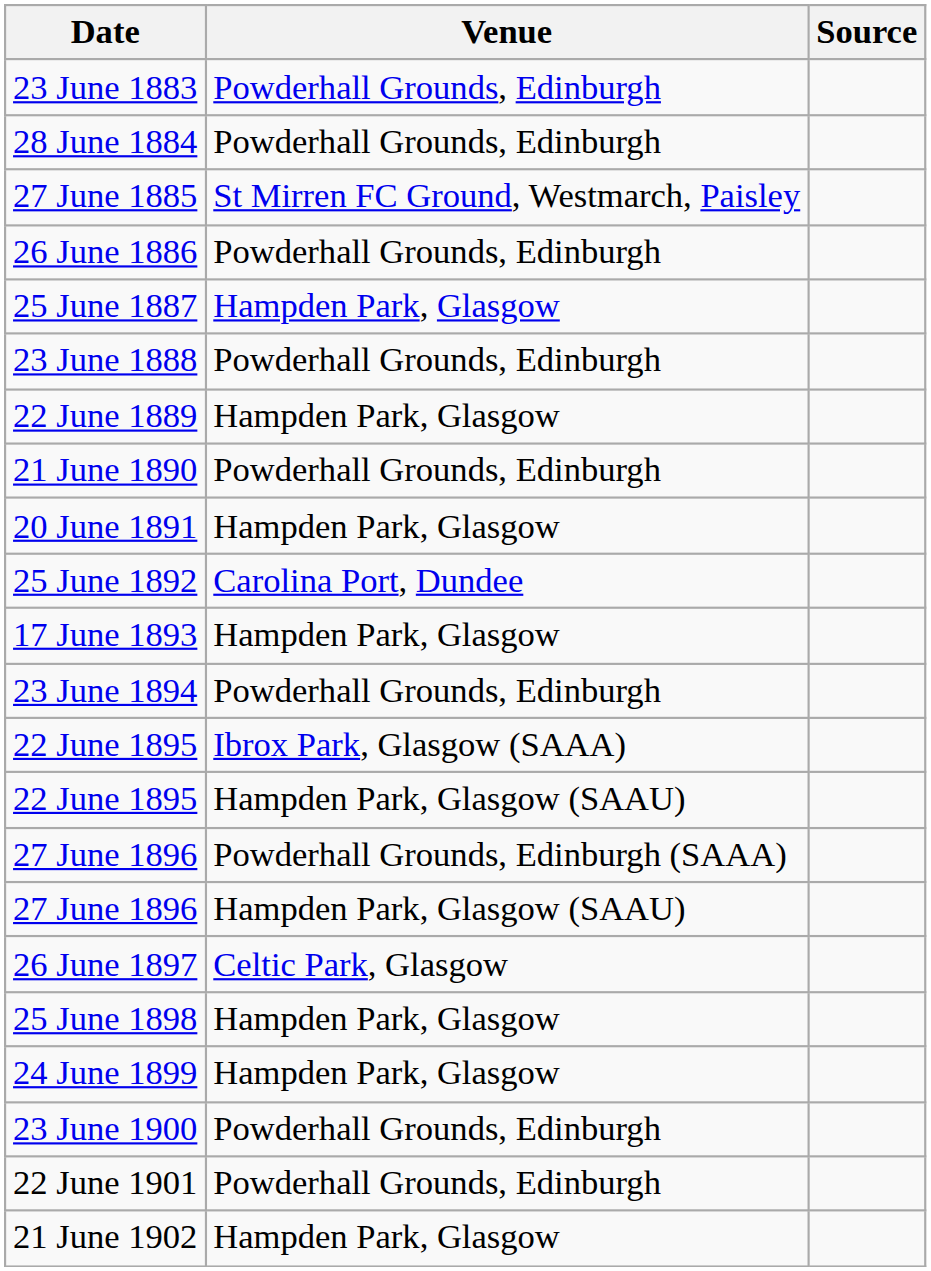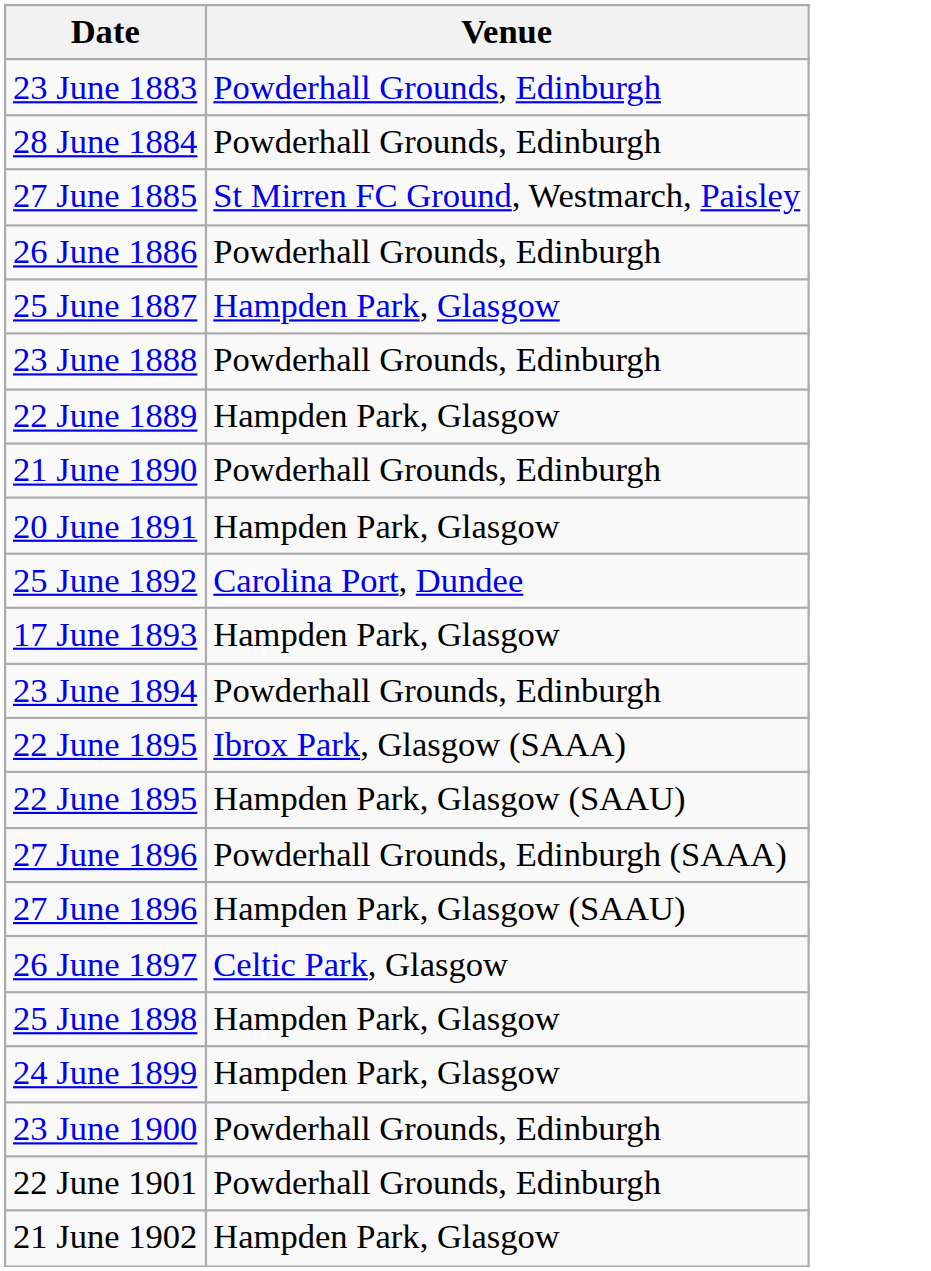- column: (867, 31)
